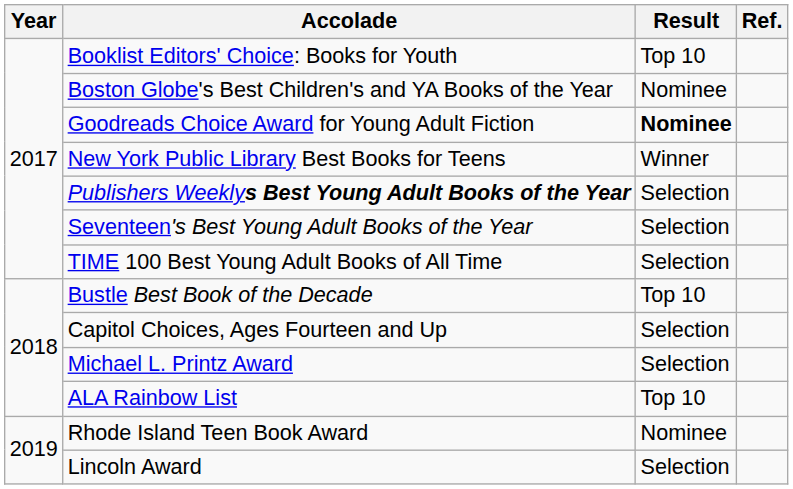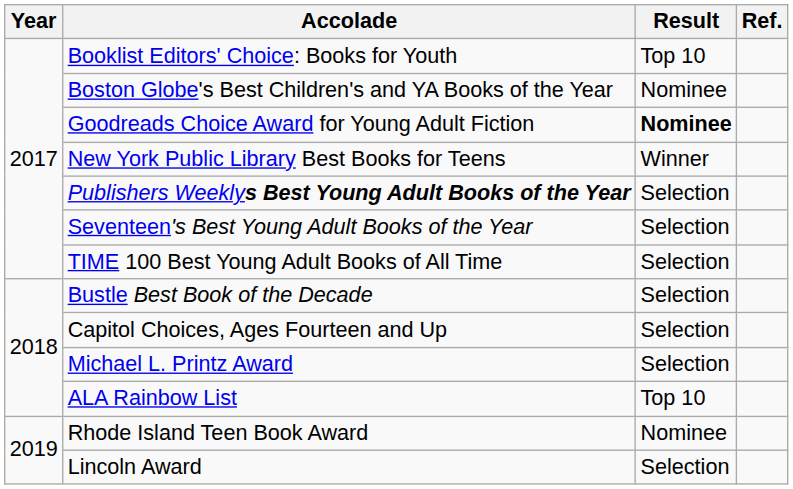(673, 295) Top 10 -> (685, 295) Selection
